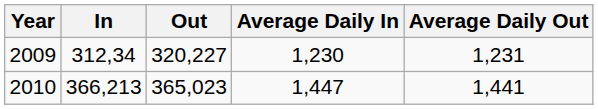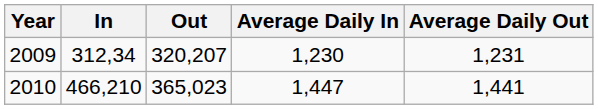(189, 54) 320,227 -> (189, 54) 320,207
(104, 87) 366,213 -> (104, 87) 466,210
